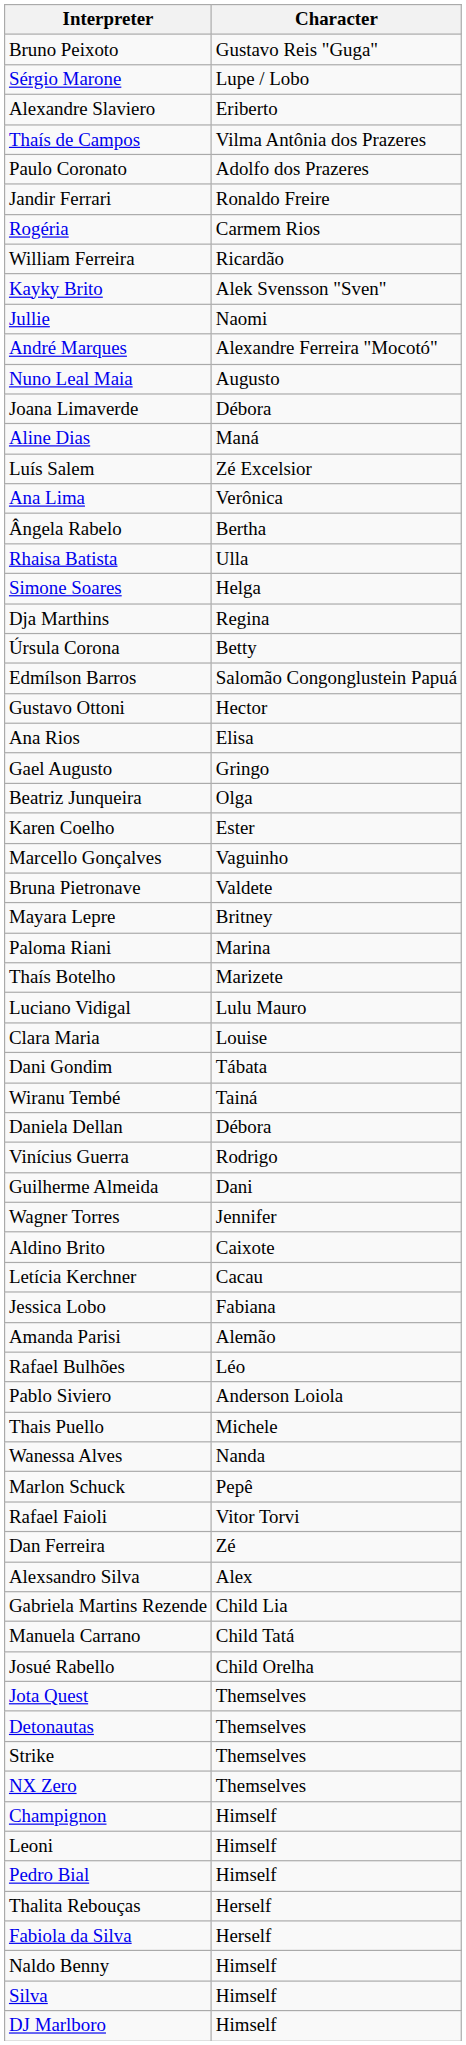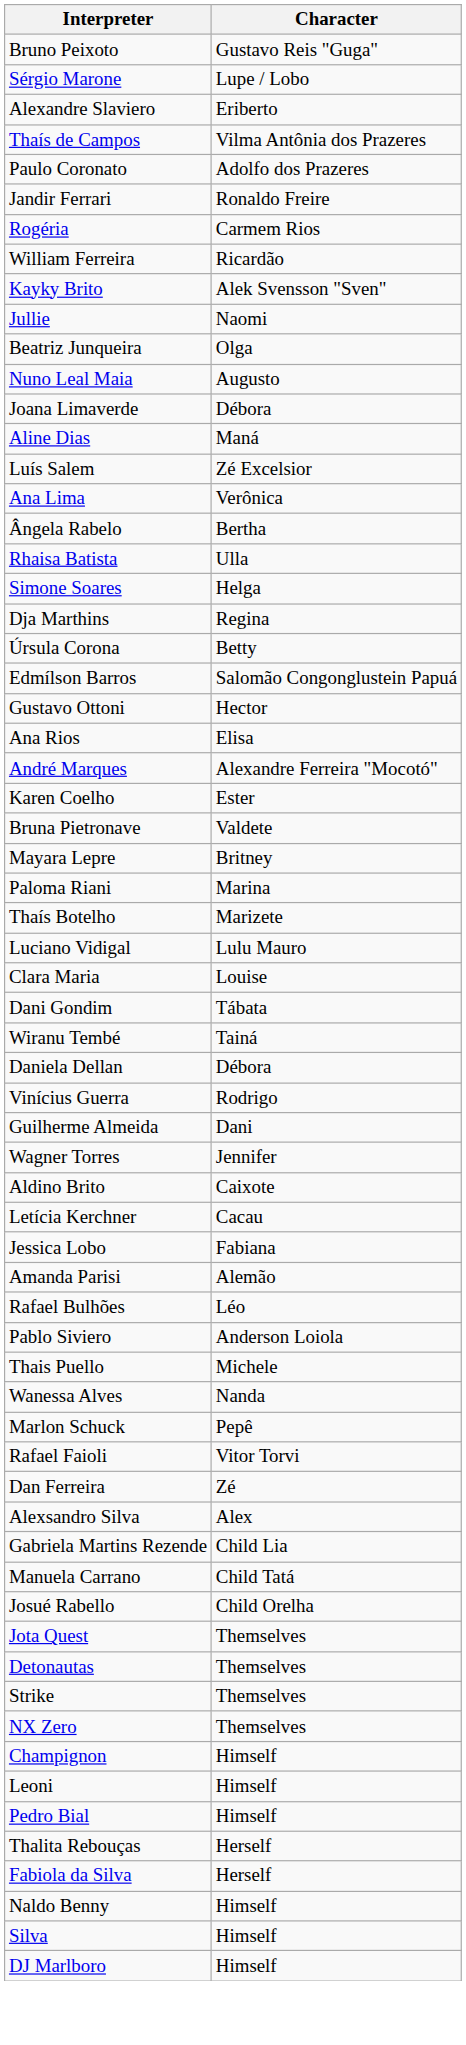rows swapped: (68, 348) <-> (75, 797)
- row: (61, 768)
- row: (85, 857)
